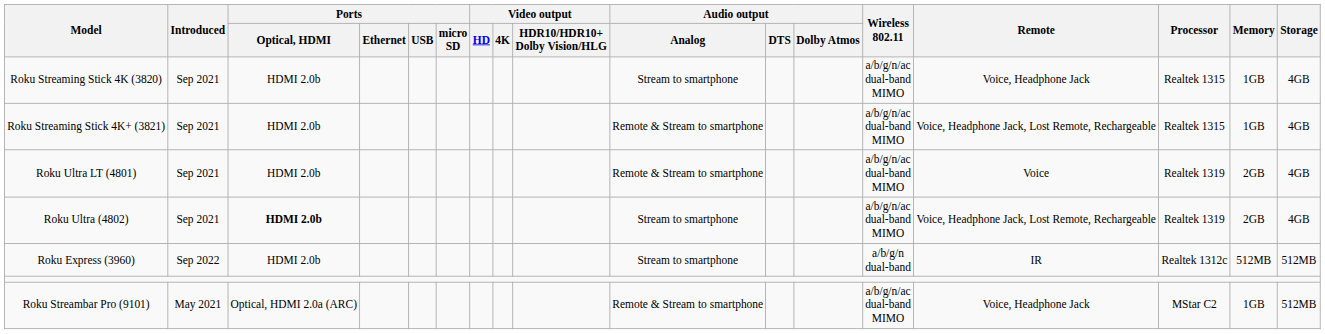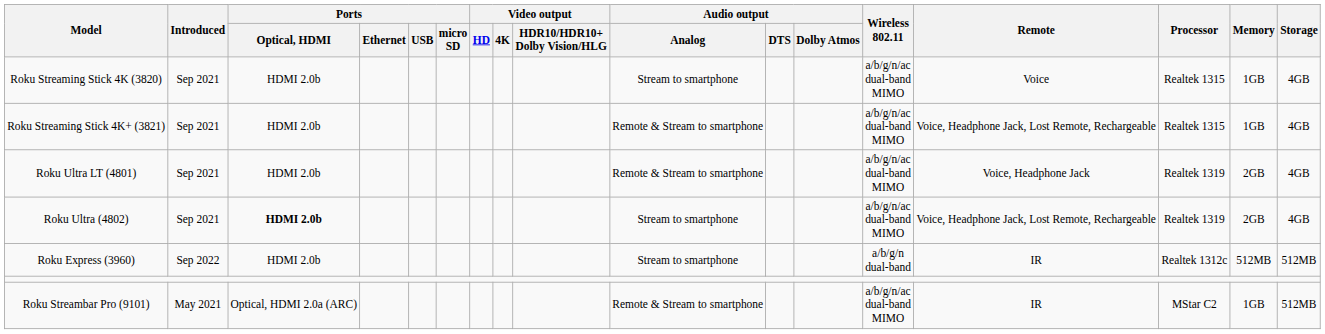(1036, 80) Voice, Headphone Jack -> (1036, 80) Voice
(1036, 173) Voice -> (1036, 173) Voice, Headphone Jack
(1036, 305) Voice, Headphone Jack -> (1036, 305) IR
